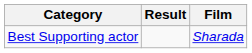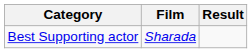columns swapped: (218, 15) <-> (165, 15)
